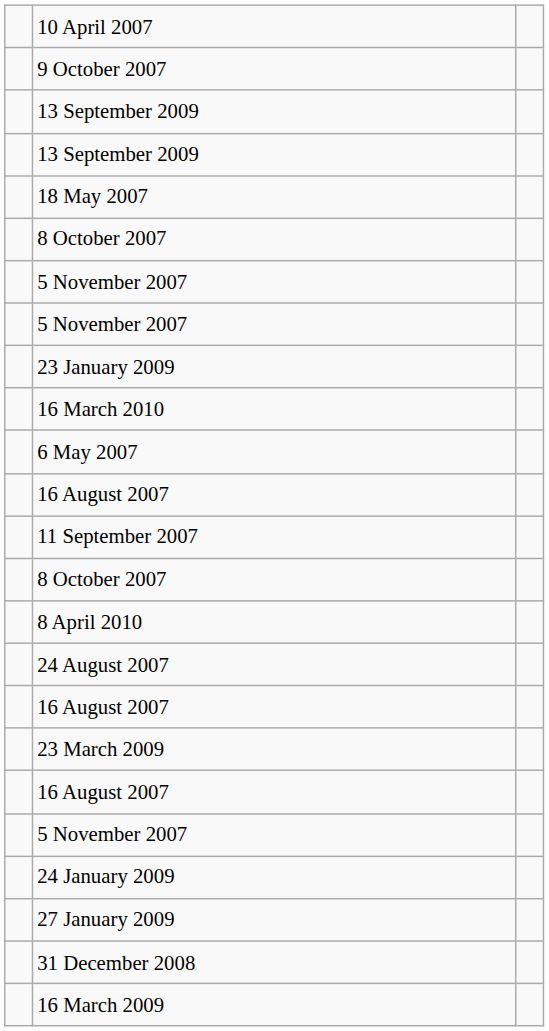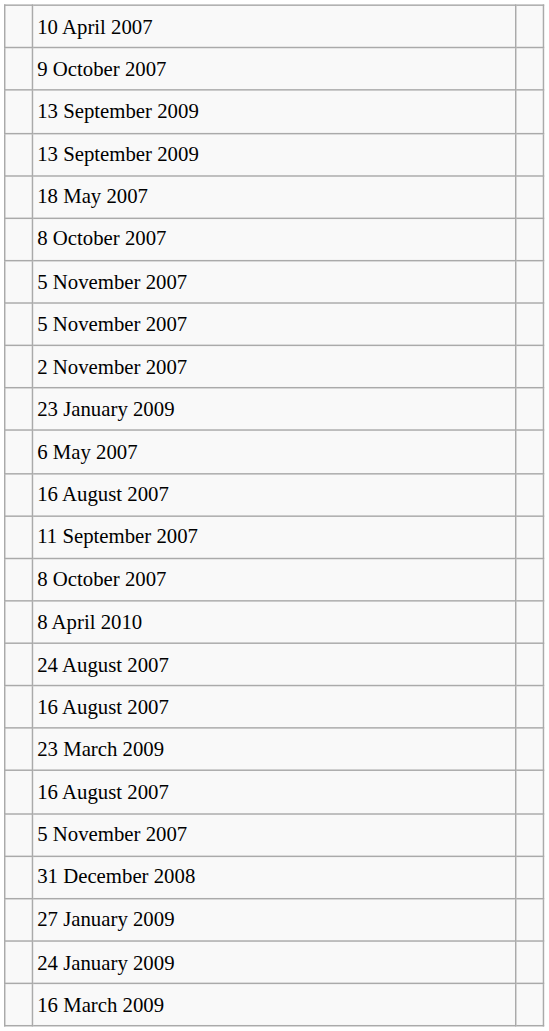+ row: (19, 367)
- row: (19, 409)
rows swapped: (19, 962) <-> (19, 877)
